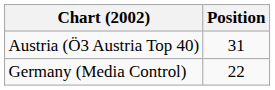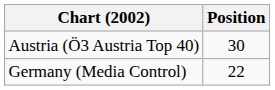(236, 44) 31 -> (236, 44) 30
